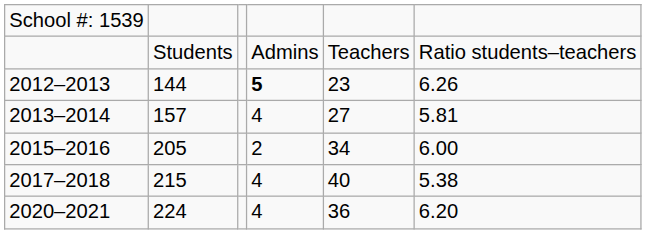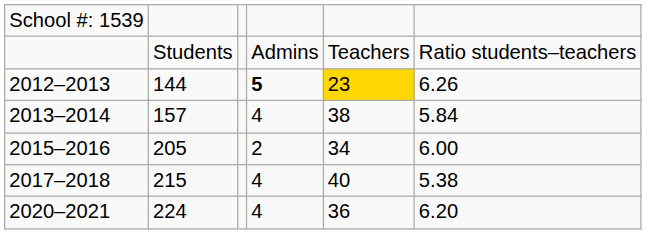(339, 84) no background -> (339, 84) gold background
(339, 116) 27 -> (339, 116) 38
(438, 116) 5.81 -> (438, 116) 5.84
